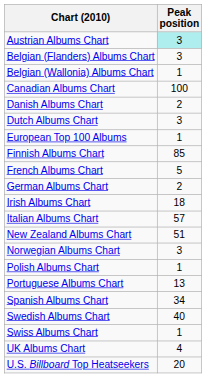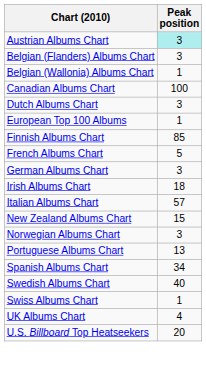- row: (55, 105)
(179, 186) 2 -> (179, 170) 3
(179, 235) 51 -> (179, 219) 15
- row: (53, 267)
